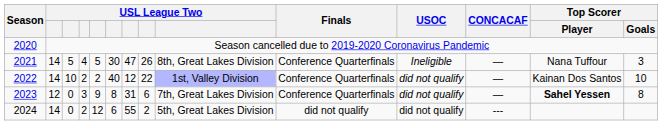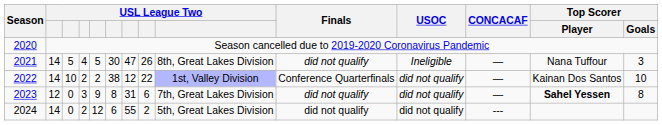(336, 62) Conference Quarterfinals -> (336, 62) did not qualify
(114, 78) 40 -> (114, 78) 38
(336, 95) Conference Quarterfinals -> (336, 95) did not qualify
